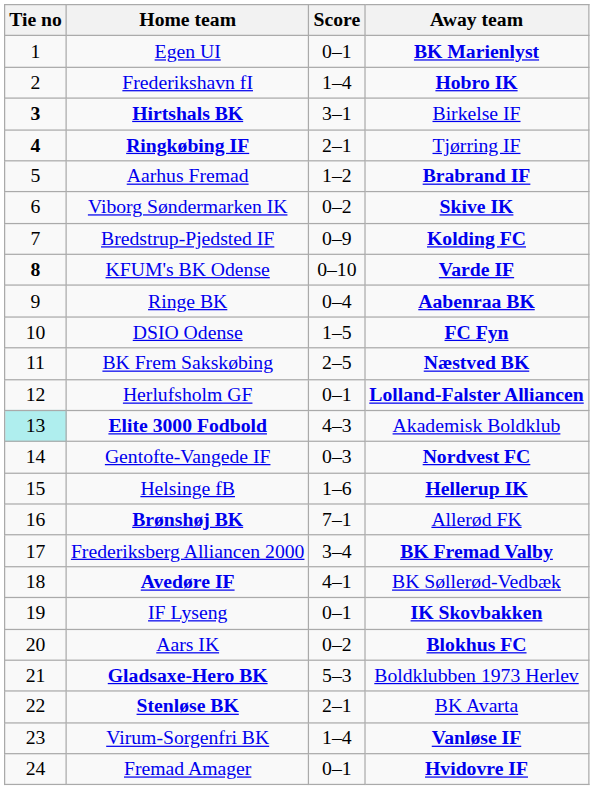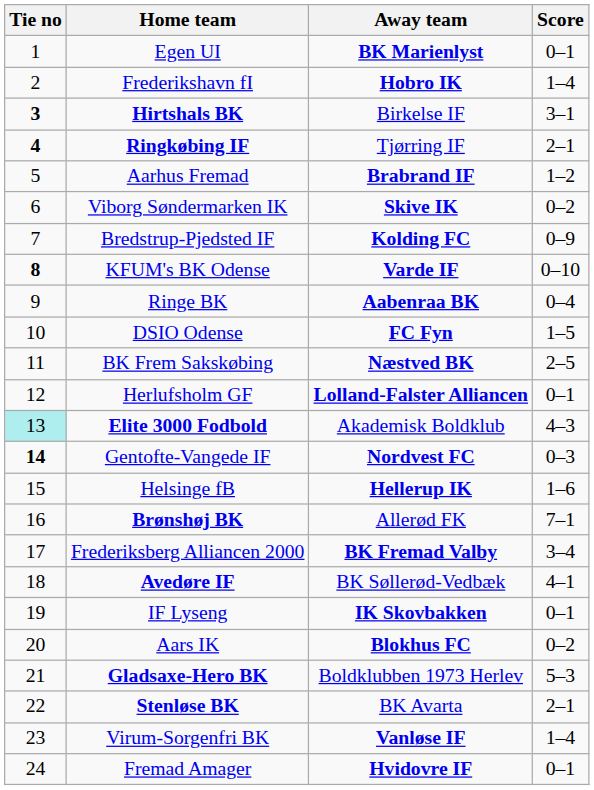columns swapped: (337, 20) <-> (476, 20)
(35, 457) normal -> (35, 457) bold
